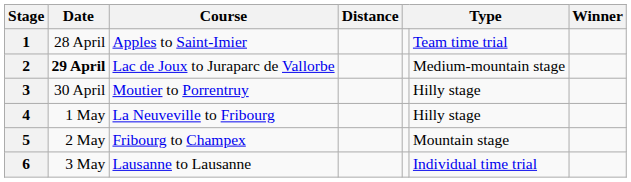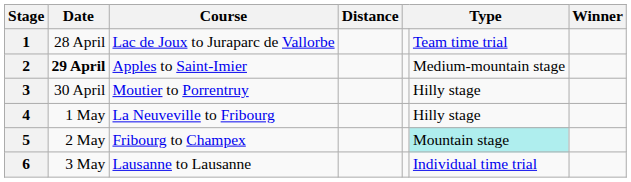(180, 41) Apples to Saint-Imier -> (224, 41) Lac de Joux to Juraparc de Vallorbe
(224, 66) Lac de Joux to Juraparc de Vallorbe -> (180, 66) Apples to Saint-Imier
(461, 139) no background -> (461, 139) paleturquoise background
